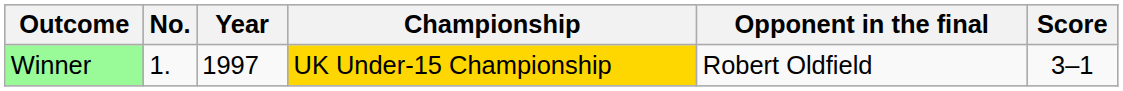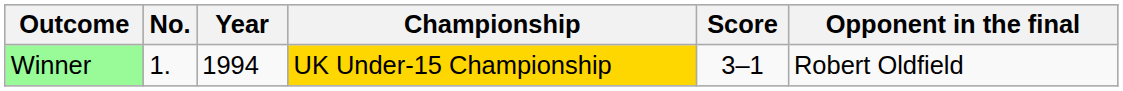columns swapped: (862, 24) <-> (1072, 24)
(231, 65) 1997 -> (231, 65) 1994
